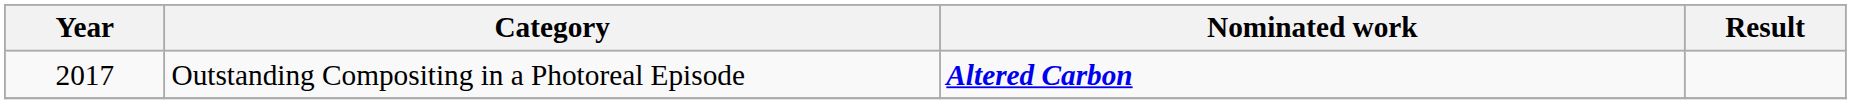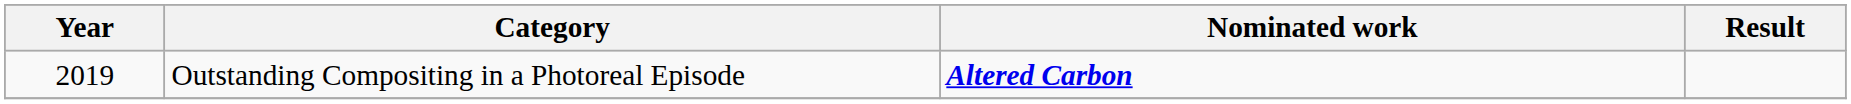(85, 74) 2017 -> (85, 74) 2019
